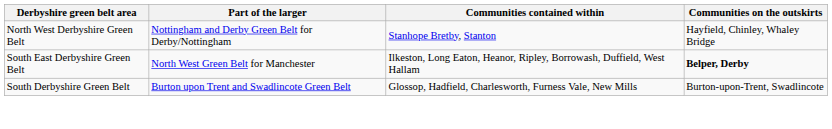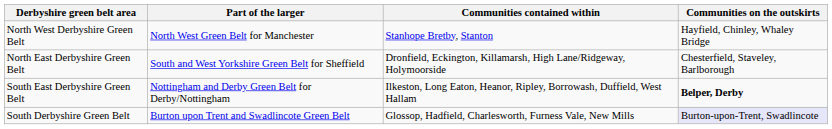(232, 35) Nottingham and Derby Green Belt for Derby/Nottingham -> (232, 35) North West Green Belt for Manchester
+ row: (68, 64)
(233, 64) North West Green Belt for Manchester -> (231, 92) Nottingham and Derby Green Belt for Derby/Nottingham
(755, 86) no background -> (750, 115) lavender background
